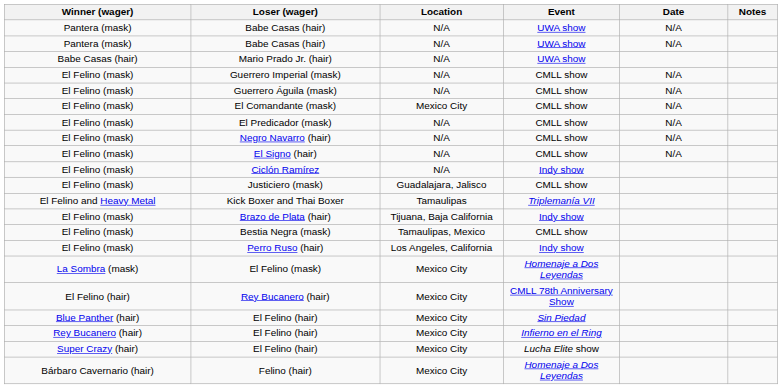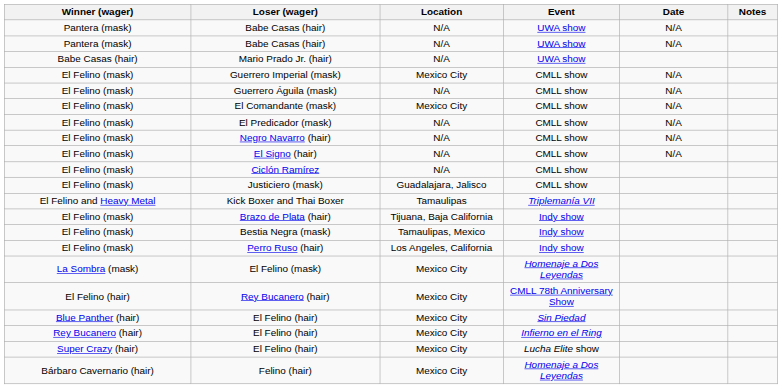(442, 75) N/A -> (442, 75) Mexico City
(561, 169) Indy show -> (561, 169) CMLL show
(561, 232) CMLL show -> (561, 232) Indy show
